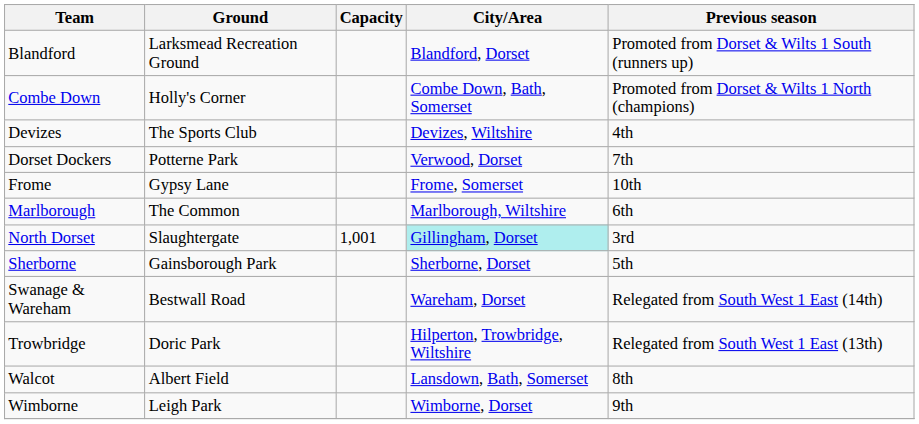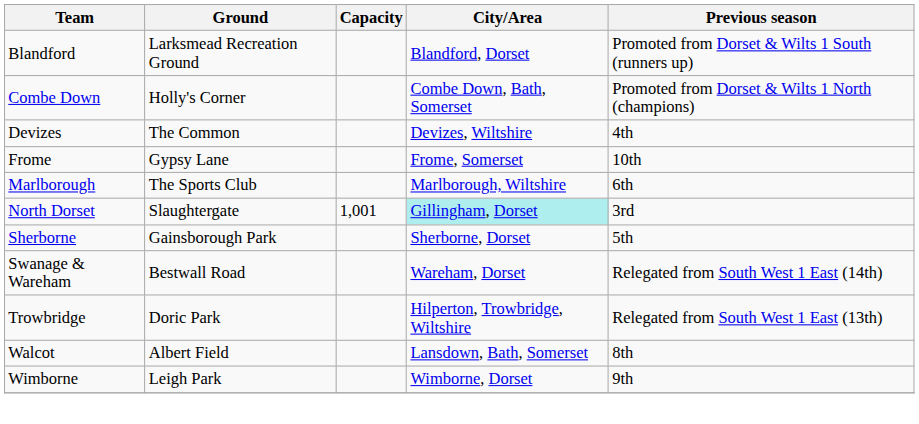(203, 133) The Sports Club -> (194, 133) The Common
- row: (60, 159)
(194, 211) The Common -> (203, 185) The Sports Club
